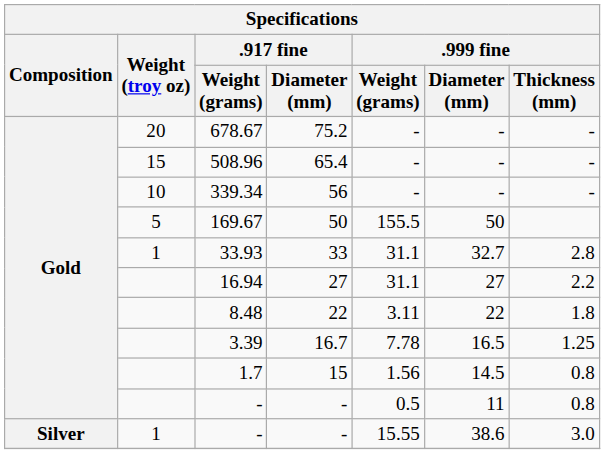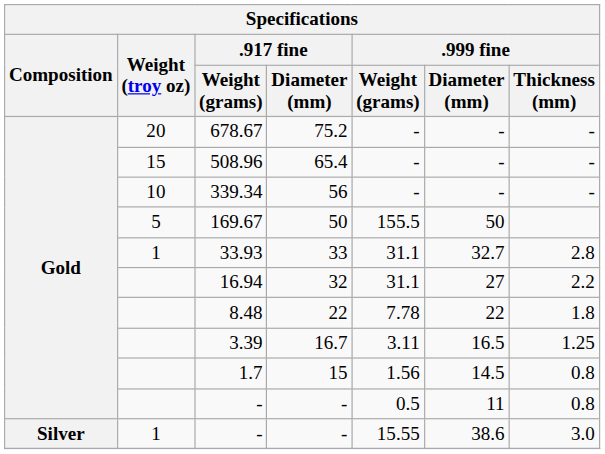(338, 282) 27 -> (338, 282) 32
(403, 312) 3.11 -> (403, 312) 7.78
(403, 342) 7.78 -> (403, 342) 3.11
